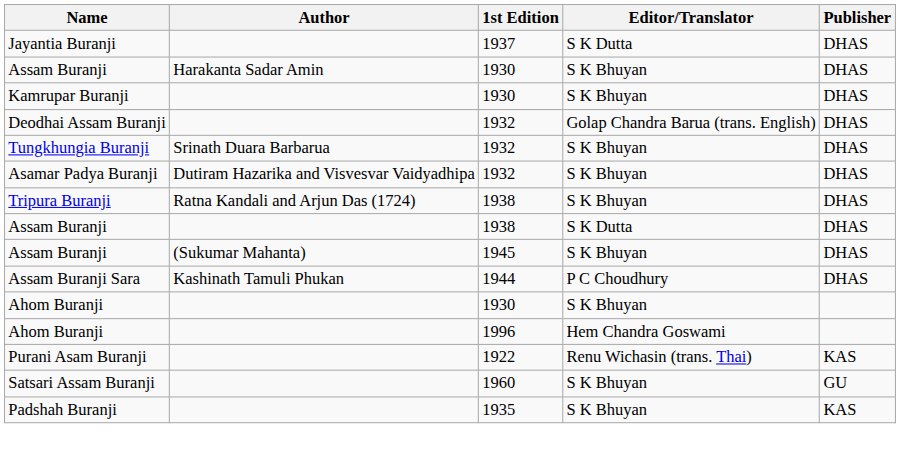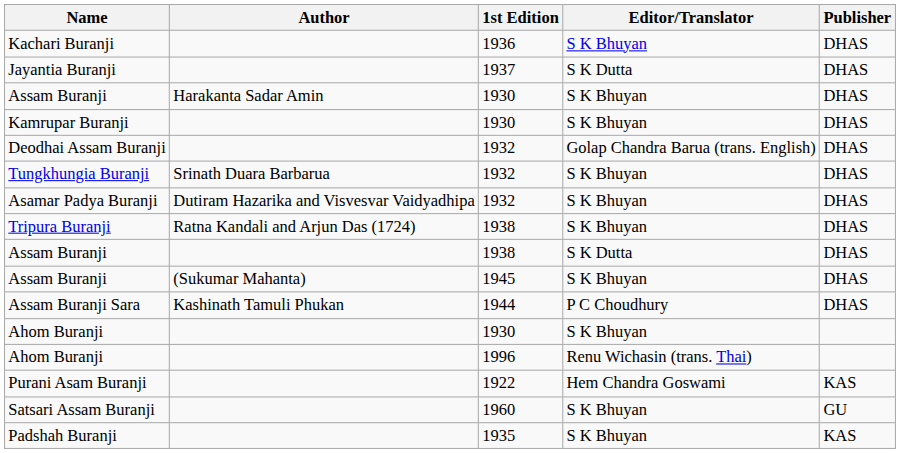+ row: (61, 43)
(646, 331) Hem Chandra Goswami -> (659, 357) Renu Wichasin (trans. Thai)
(659, 357) Renu Wichasin (trans. Thai) -> (646, 383) Hem Chandra Goswami
